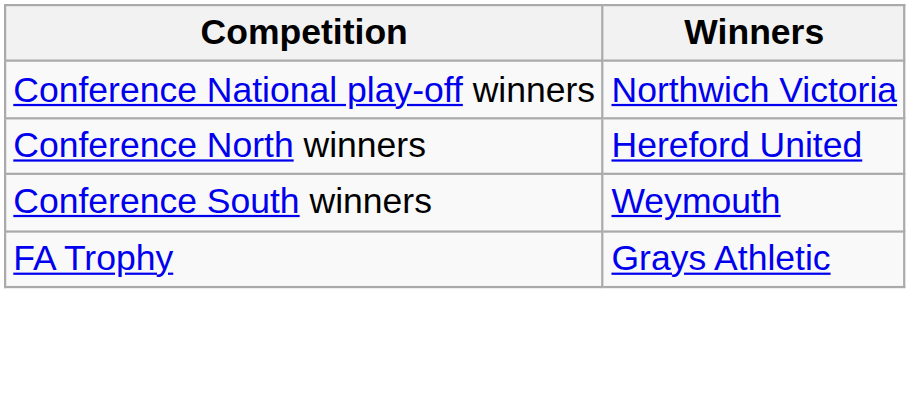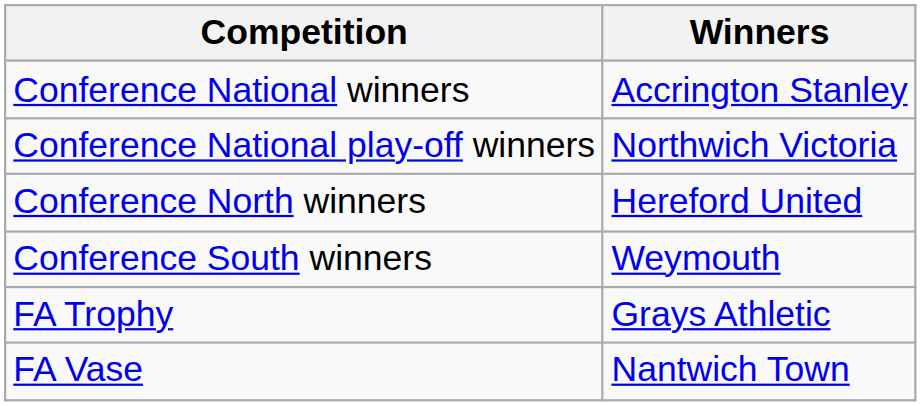+ row: (241, 88)
+ row: (78, 370)
